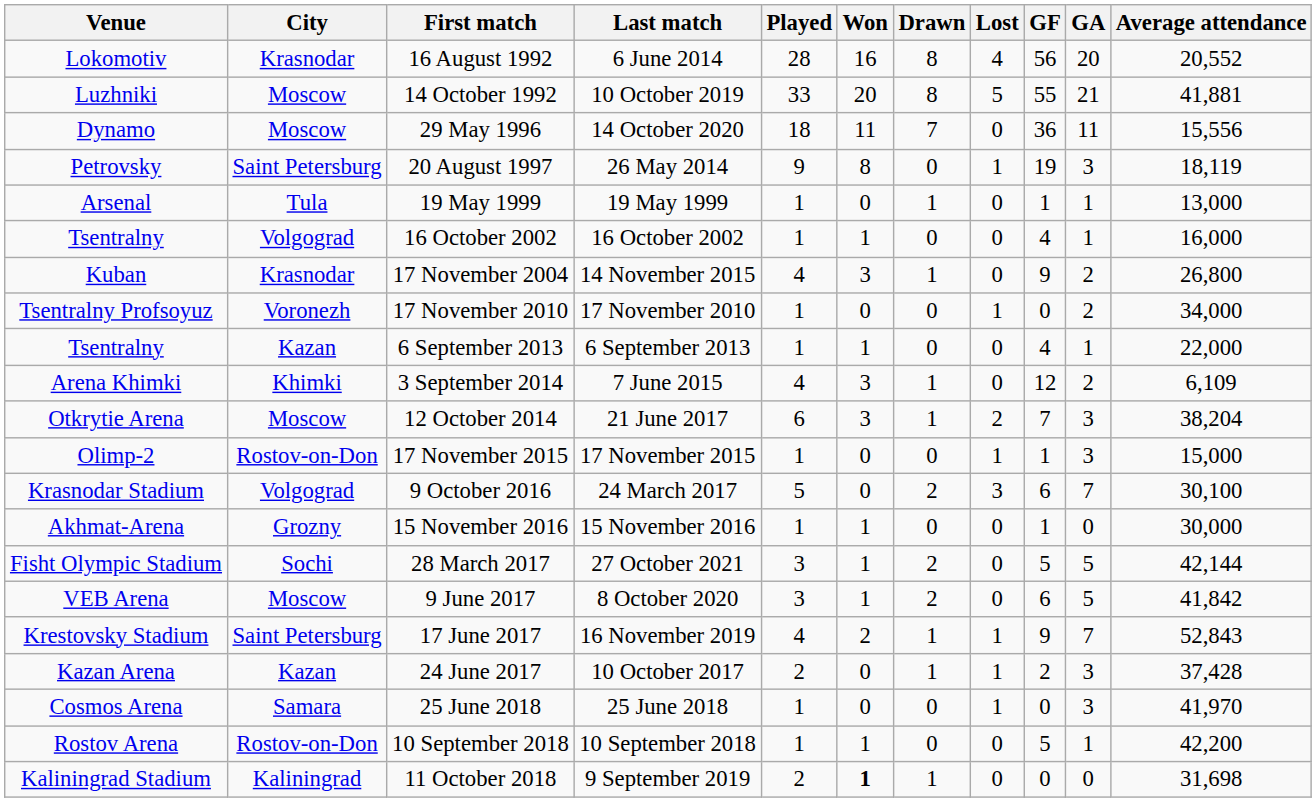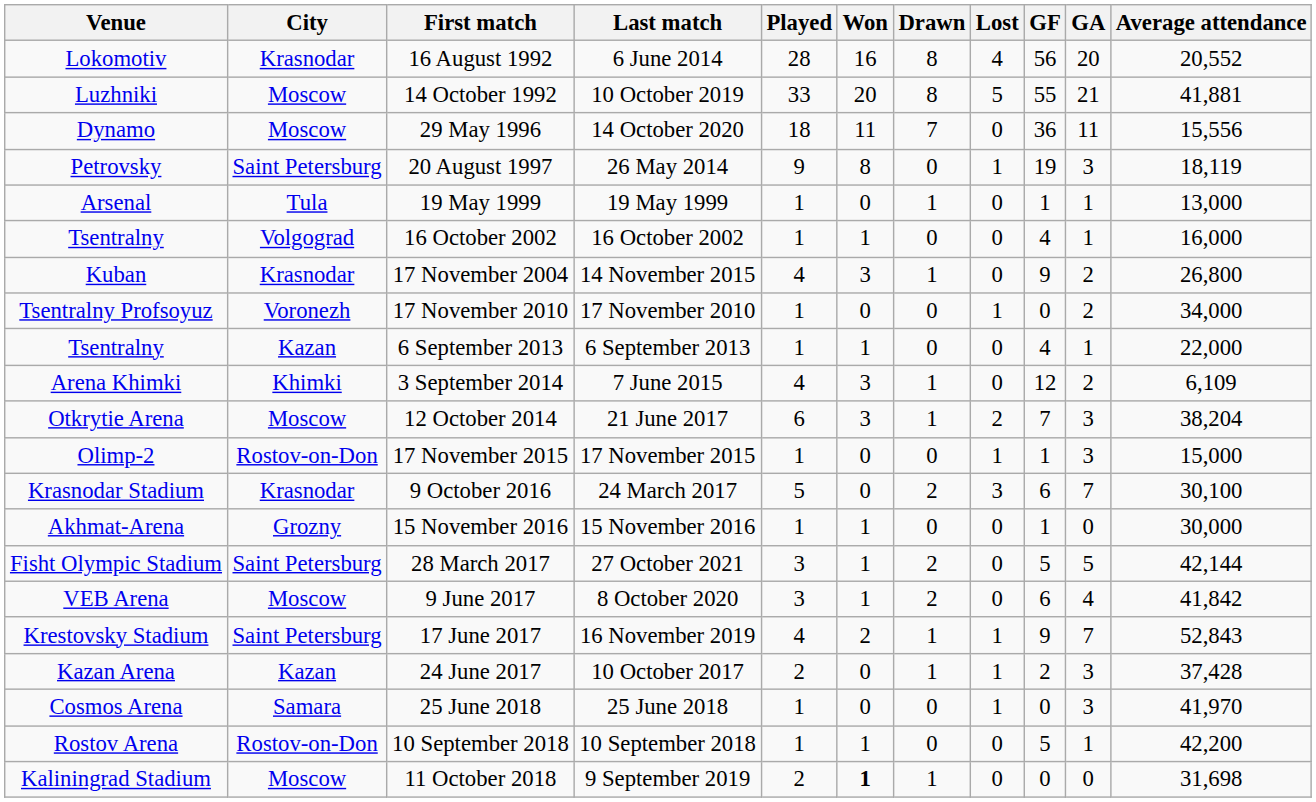(307, 490) Volgograd -> (307, 490) Krasnodar
(307, 563) Sochi -> (307, 563) Saint Petersburg
(1088, 599) 5 -> (1088, 599) 4
(307, 779) Kaliningrad -> (307, 779) Moscow
